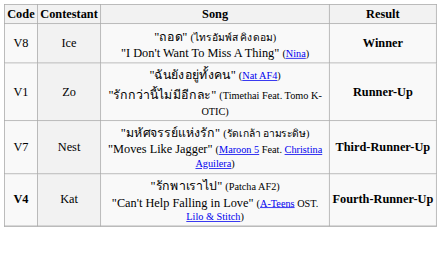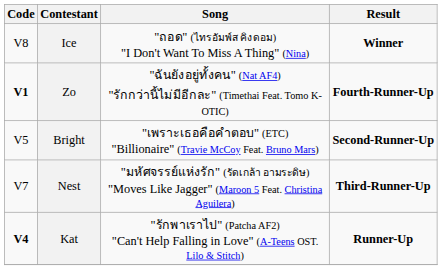(21, 91) normal -> (21, 91) bold
(383, 91) Runner-Up -> (383, 91) Fourth-Runner-Up
+ row: (69, 140)
(383, 199) Fourth-Runner-Up -> (383, 238) Runner-Up
